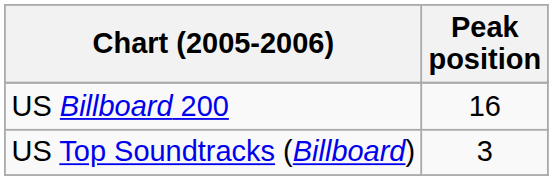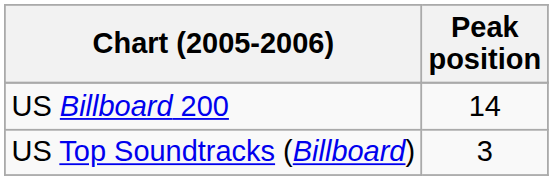(485, 105) 16 -> (485, 105) 14
